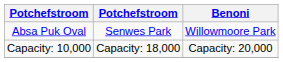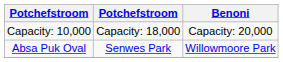rows swapped: (49, 31) <-> (49, 48)
